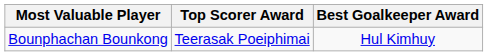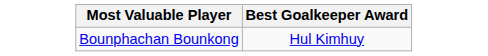- column: (242, 16)
